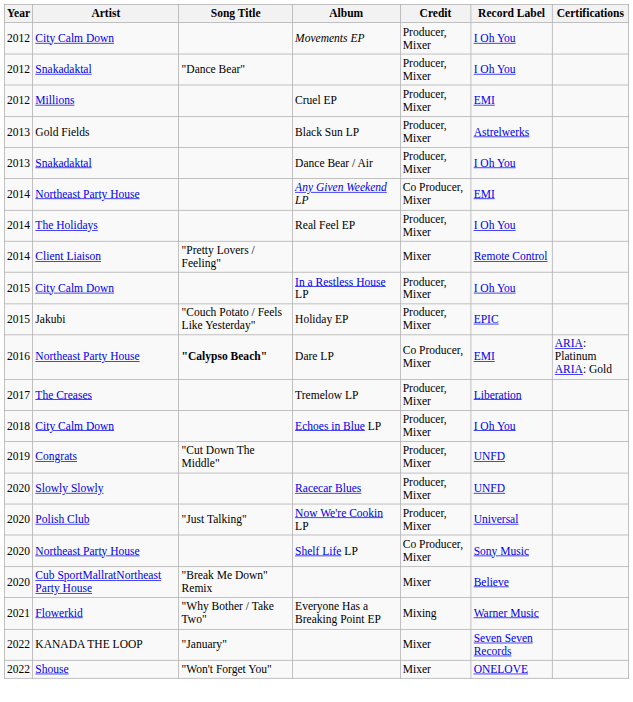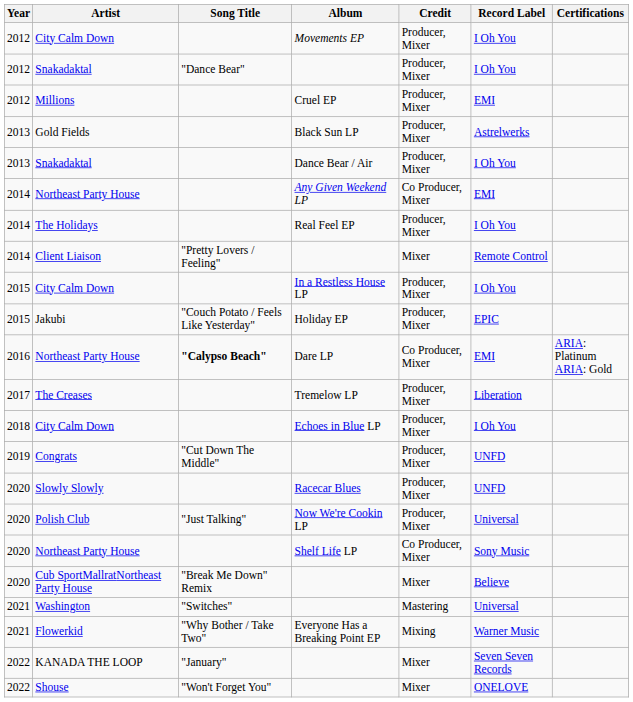+ row: (63, 607)
